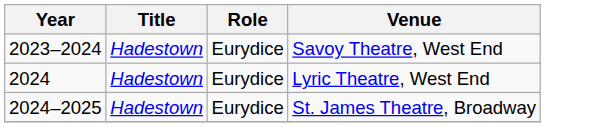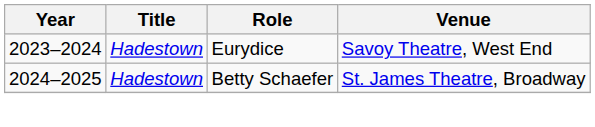- row: (391, 78)
(248, 108) Eurydice -> (272, 78) Betty Schaefer
